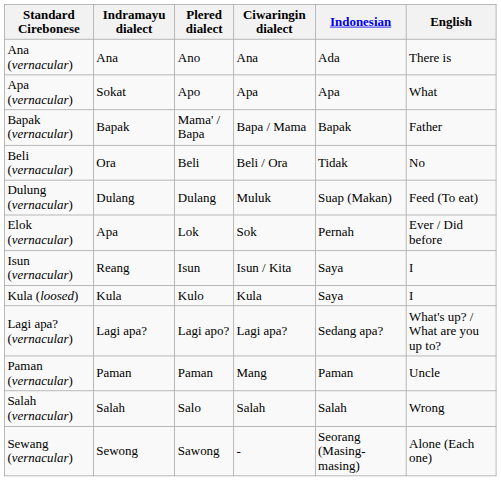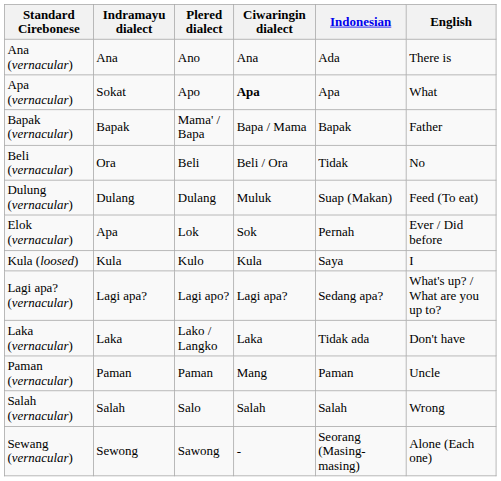(247, 92) normal -> (248, 92) bold
- row: (40, 268)
+ row: (40, 338)
